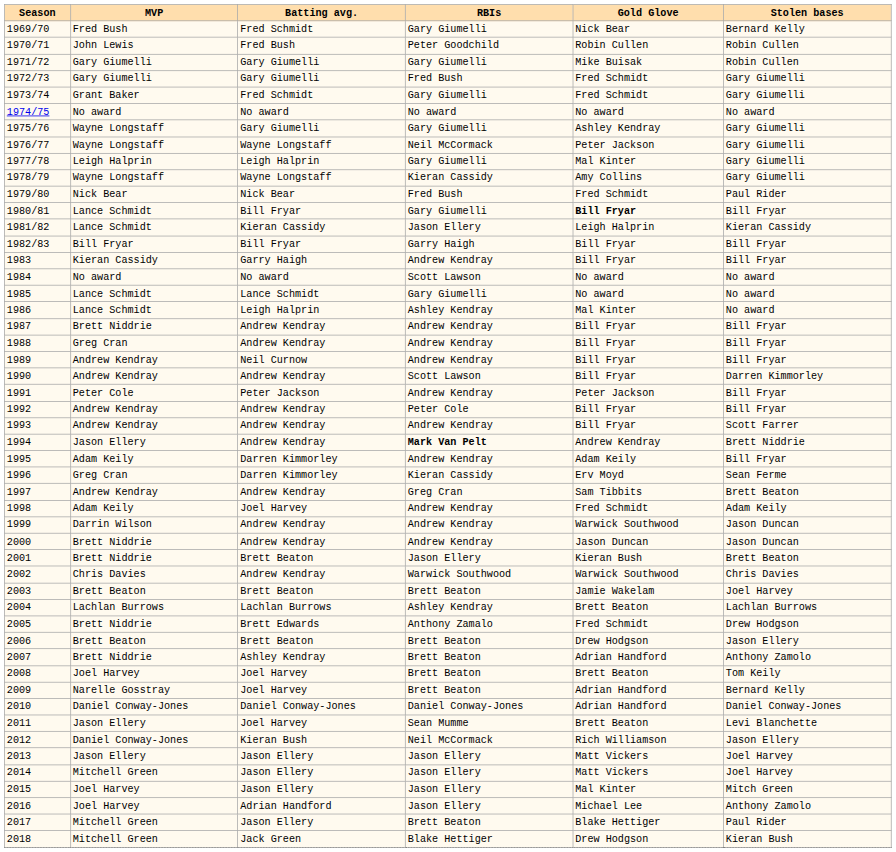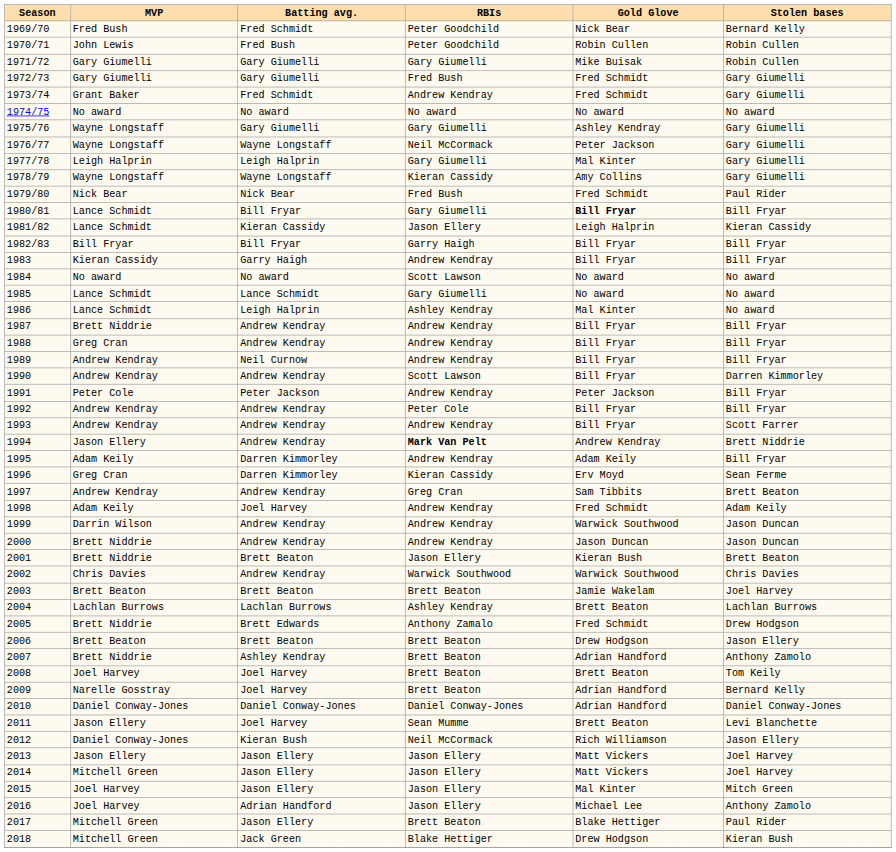(447, 29) Gary Giumelli -> (453, 29) Peter Goodchild
(447, 95) Gary Giumelli -> (450, 95) Andrew Kendray
